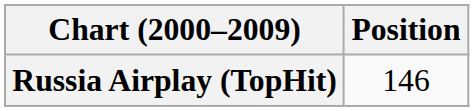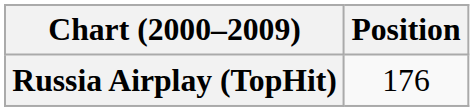(406, 79) 146 -> (406, 79) 176
